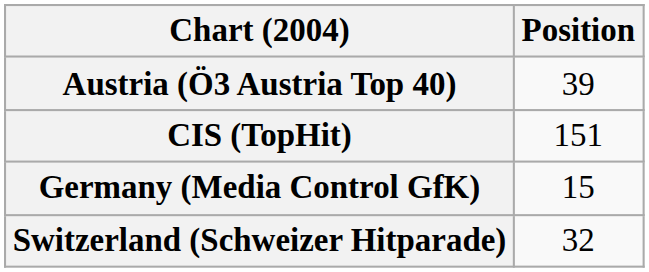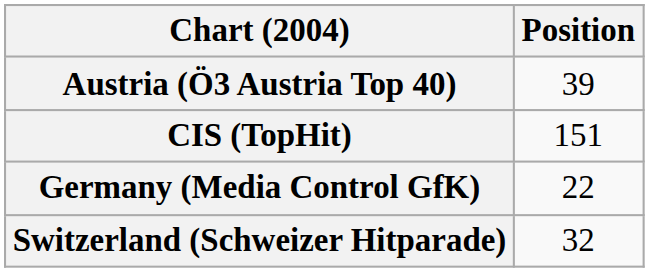(578, 187) 15 -> (578, 187) 22
